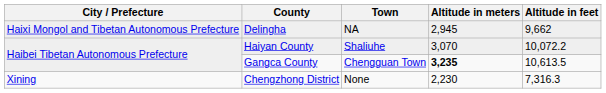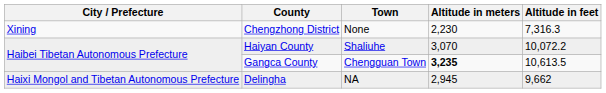rows swapped: (292, 79) <-> (265, 29)
